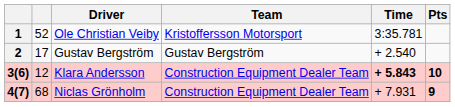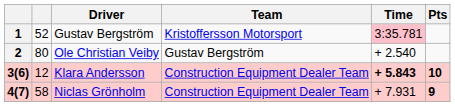(107, 34) Ole Christian Veiby -> (104, 34) Gustav Bergström
(399, 34) no background -> (399, 34) pink background
(42, 53) 17 -> (42, 53) 80
(104, 53) Gustav Bergström -> (107, 53) Ole Christian Veiby
(42, 92) 68 -> (42, 92) 58
